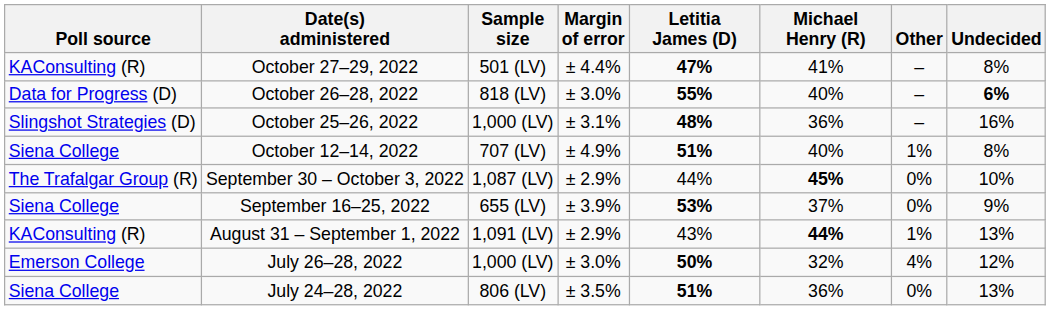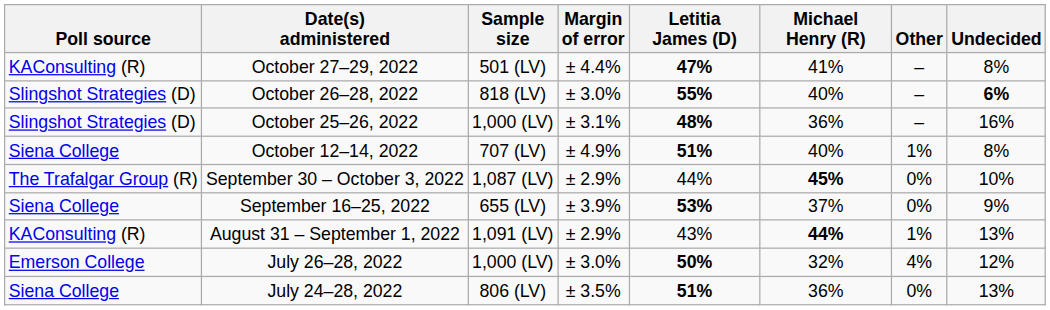(93, 95) Data for Progress (D) -> (102, 95) Slingshot Strategies (D)
